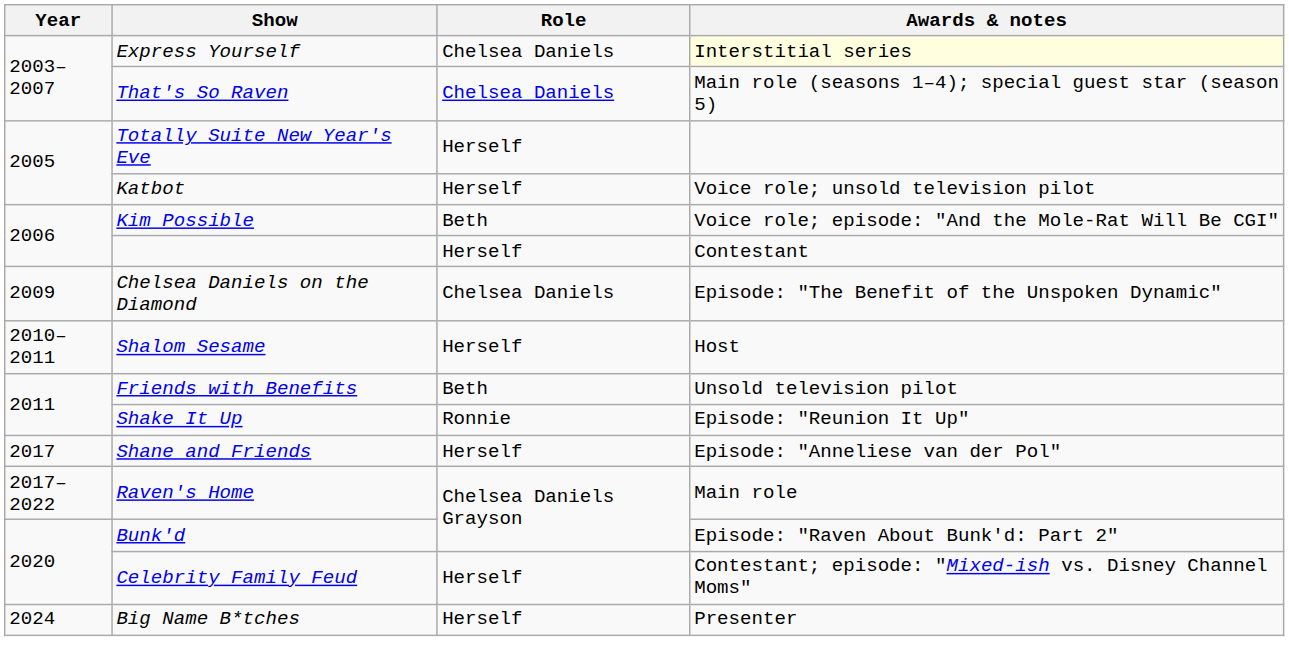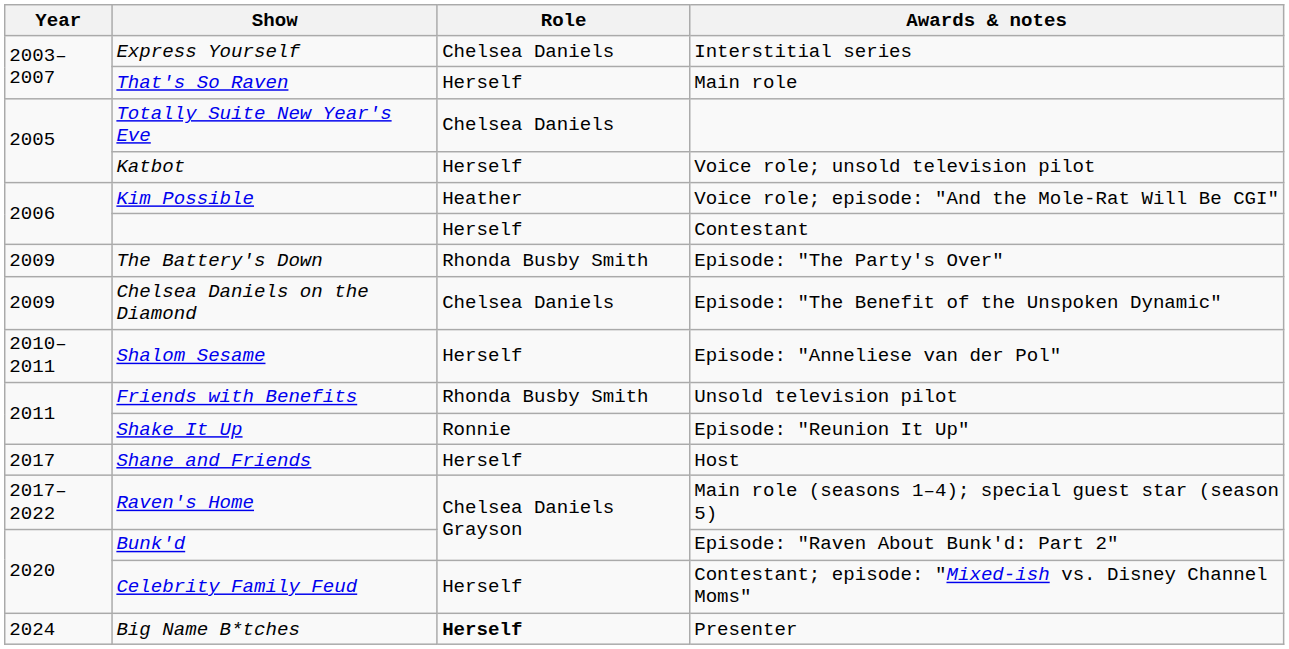(803, 51) lightyellow background -> (803, 51) no background
(528, 94) Chelsea Daniels -> (482, 83) Herself
(987, 94) Main role (seasons 1–4); special guest star (season 5) -> (746, 83) Main role
(482, 147) Herself -> (528, 125) Chelsea Daniels
(465, 220) Beth -> (482, 198) Heather
+ row: (220, 260)
(717, 347) Host -> (878, 356) Episode: "Anneliese van der Pol"
(465, 389) Beth -> (545, 398) Rhonda Busby Smith
(878, 451) Episode: "Anneliese van der Pol" -> (717, 460) Host
(746, 493) Main role -> (987, 502) Main role (seasons 1–4); special guest star (season 5)
(482, 620) normal -> (482, 629) bold
